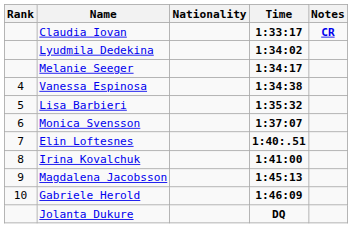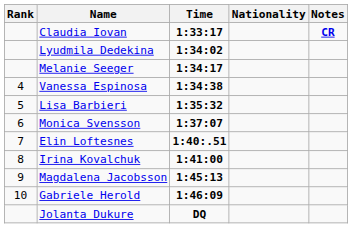columns swapped: (210, 14) <-> (279, 14)
